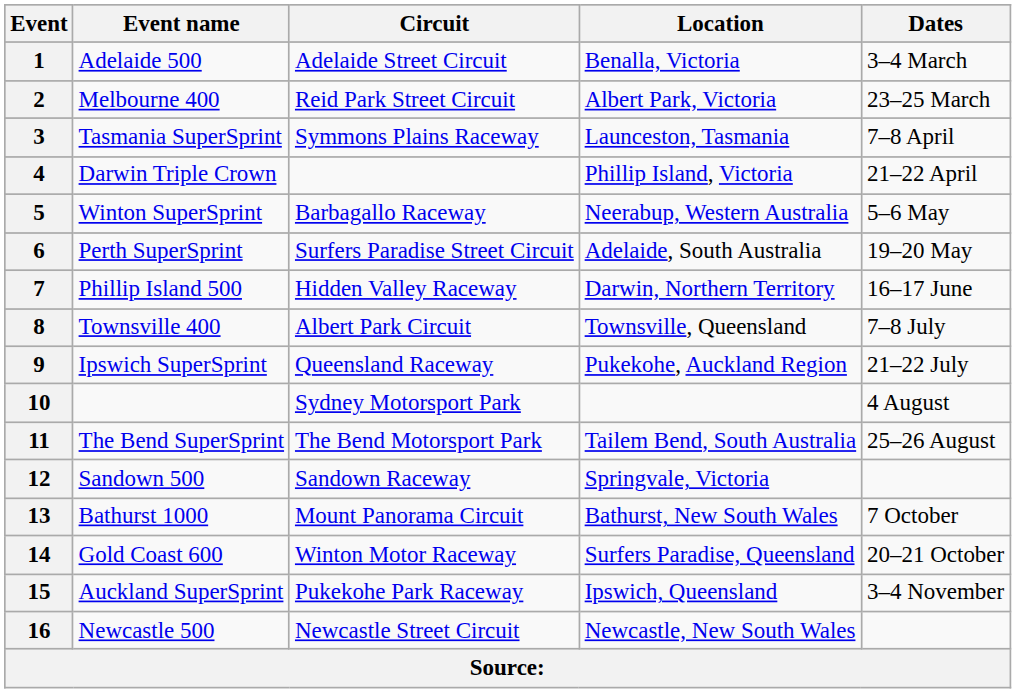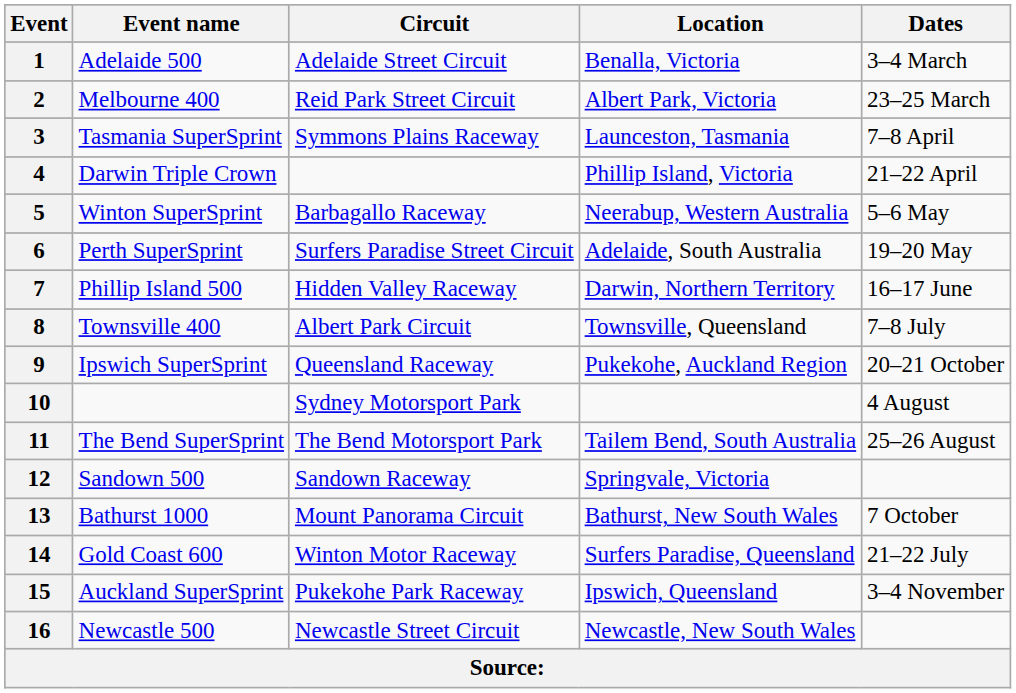(918, 364) 21–22 July -> (936, 364) 20–21 October
(936, 553) 20–21 October -> (918, 553) 21–22 July
